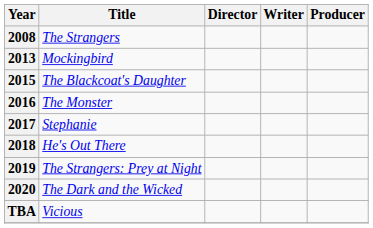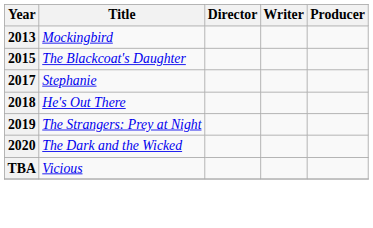- row: (81, 37)
- row: (77, 102)
